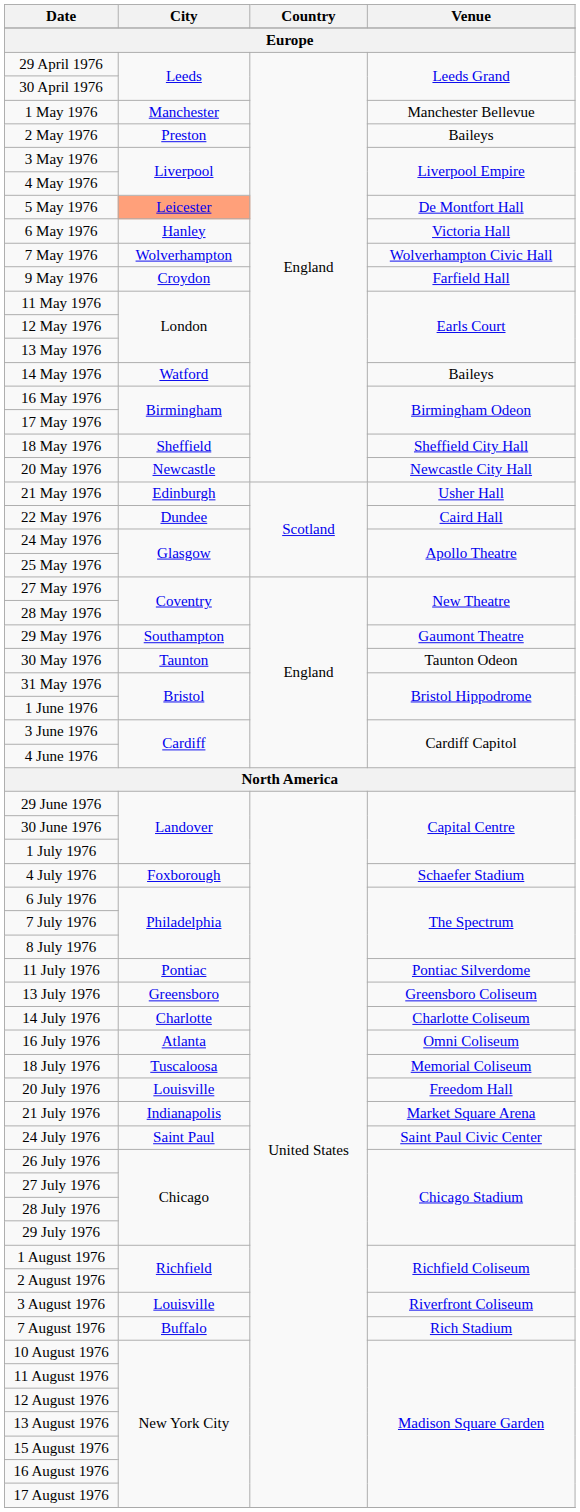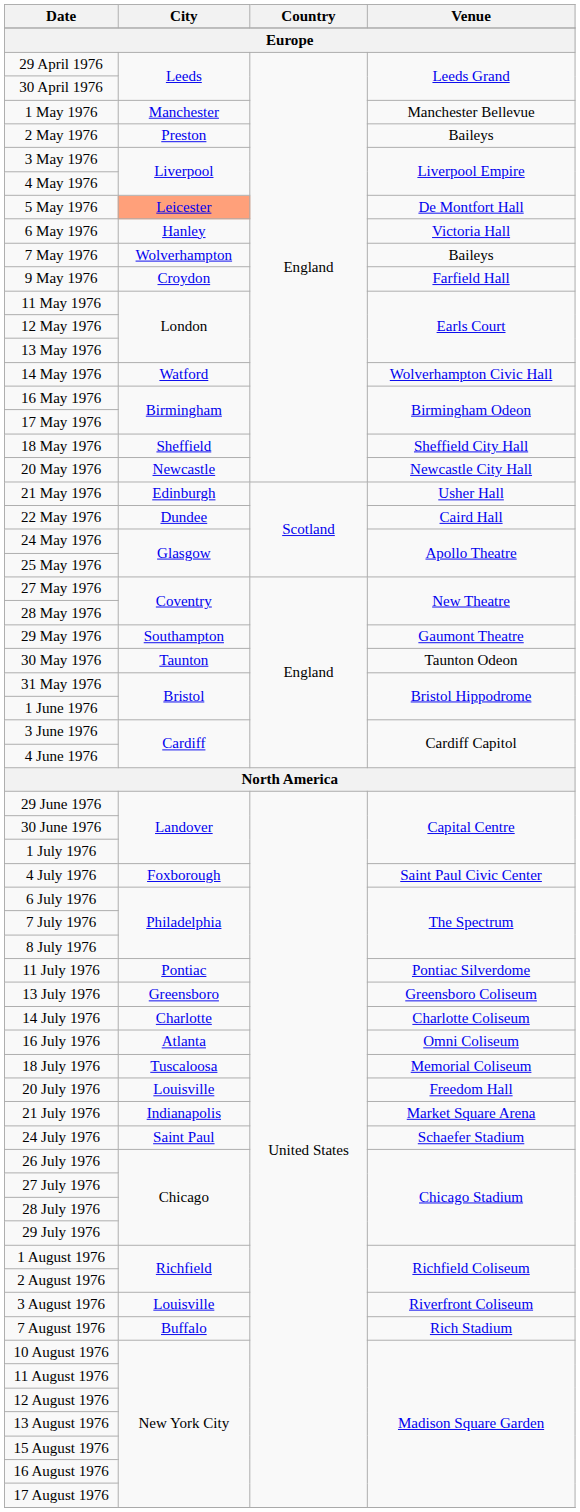(471, 254) Wolverhampton Civic Hall -> (471, 254) Baileys
(471, 374) Baileys -> (471, 374) Wolverhampton Civic Hall
(471, 875) Schaefer Stadium -> (471, 875) Saint Paul Civic Center
(471, 1137) Saint Paul Civic Center -> (471, 1137) Schaefer Stadium
